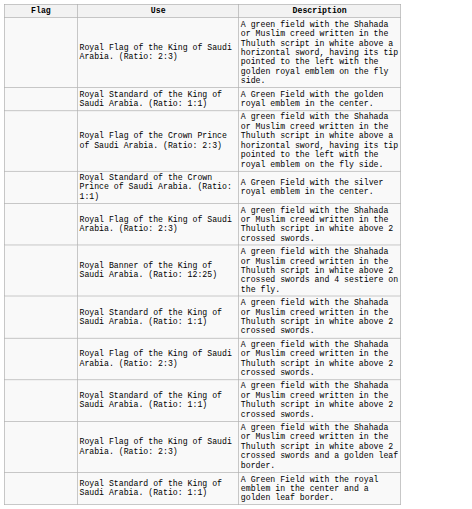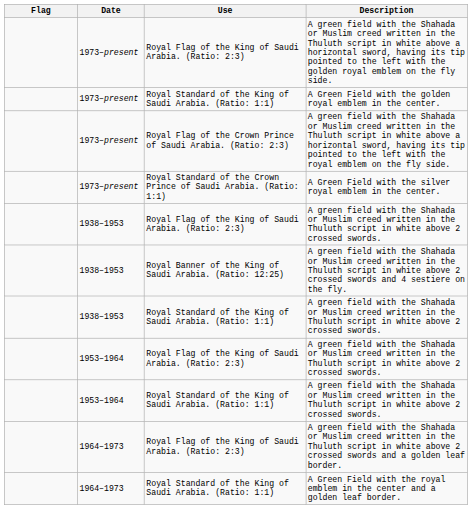+ column: (111, 11)
